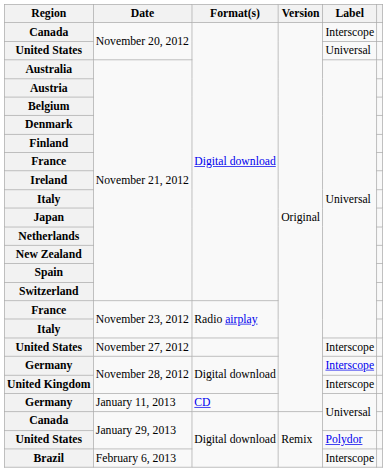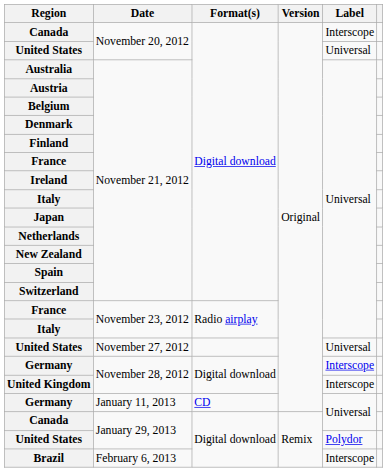(350, 347) Interscope -> (348, 347) Universal
